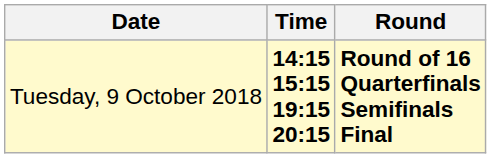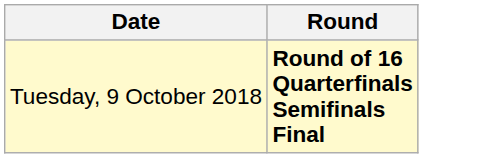- column: (301, 22)
